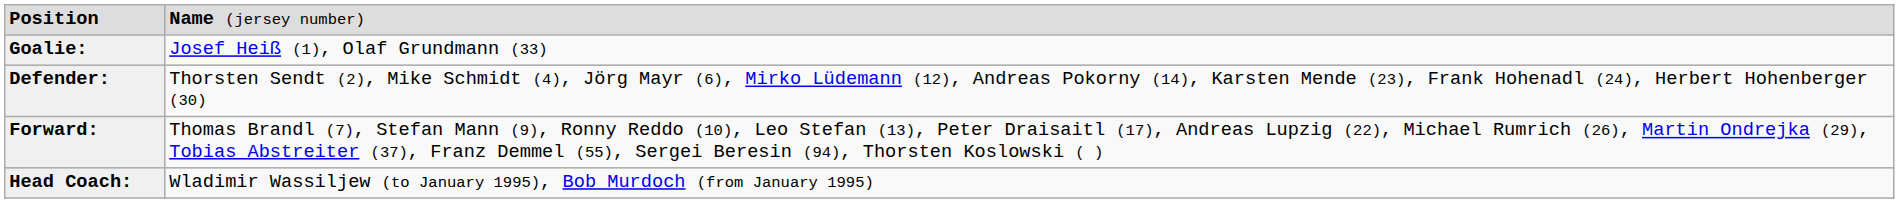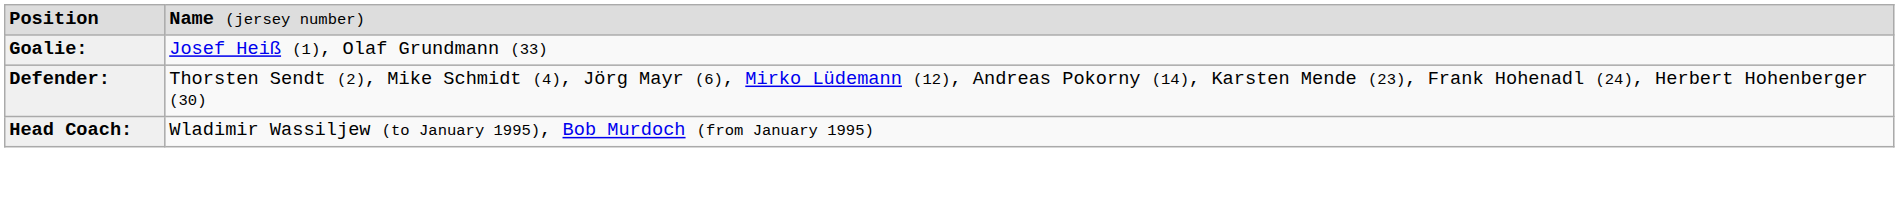- row: (54, 132)
